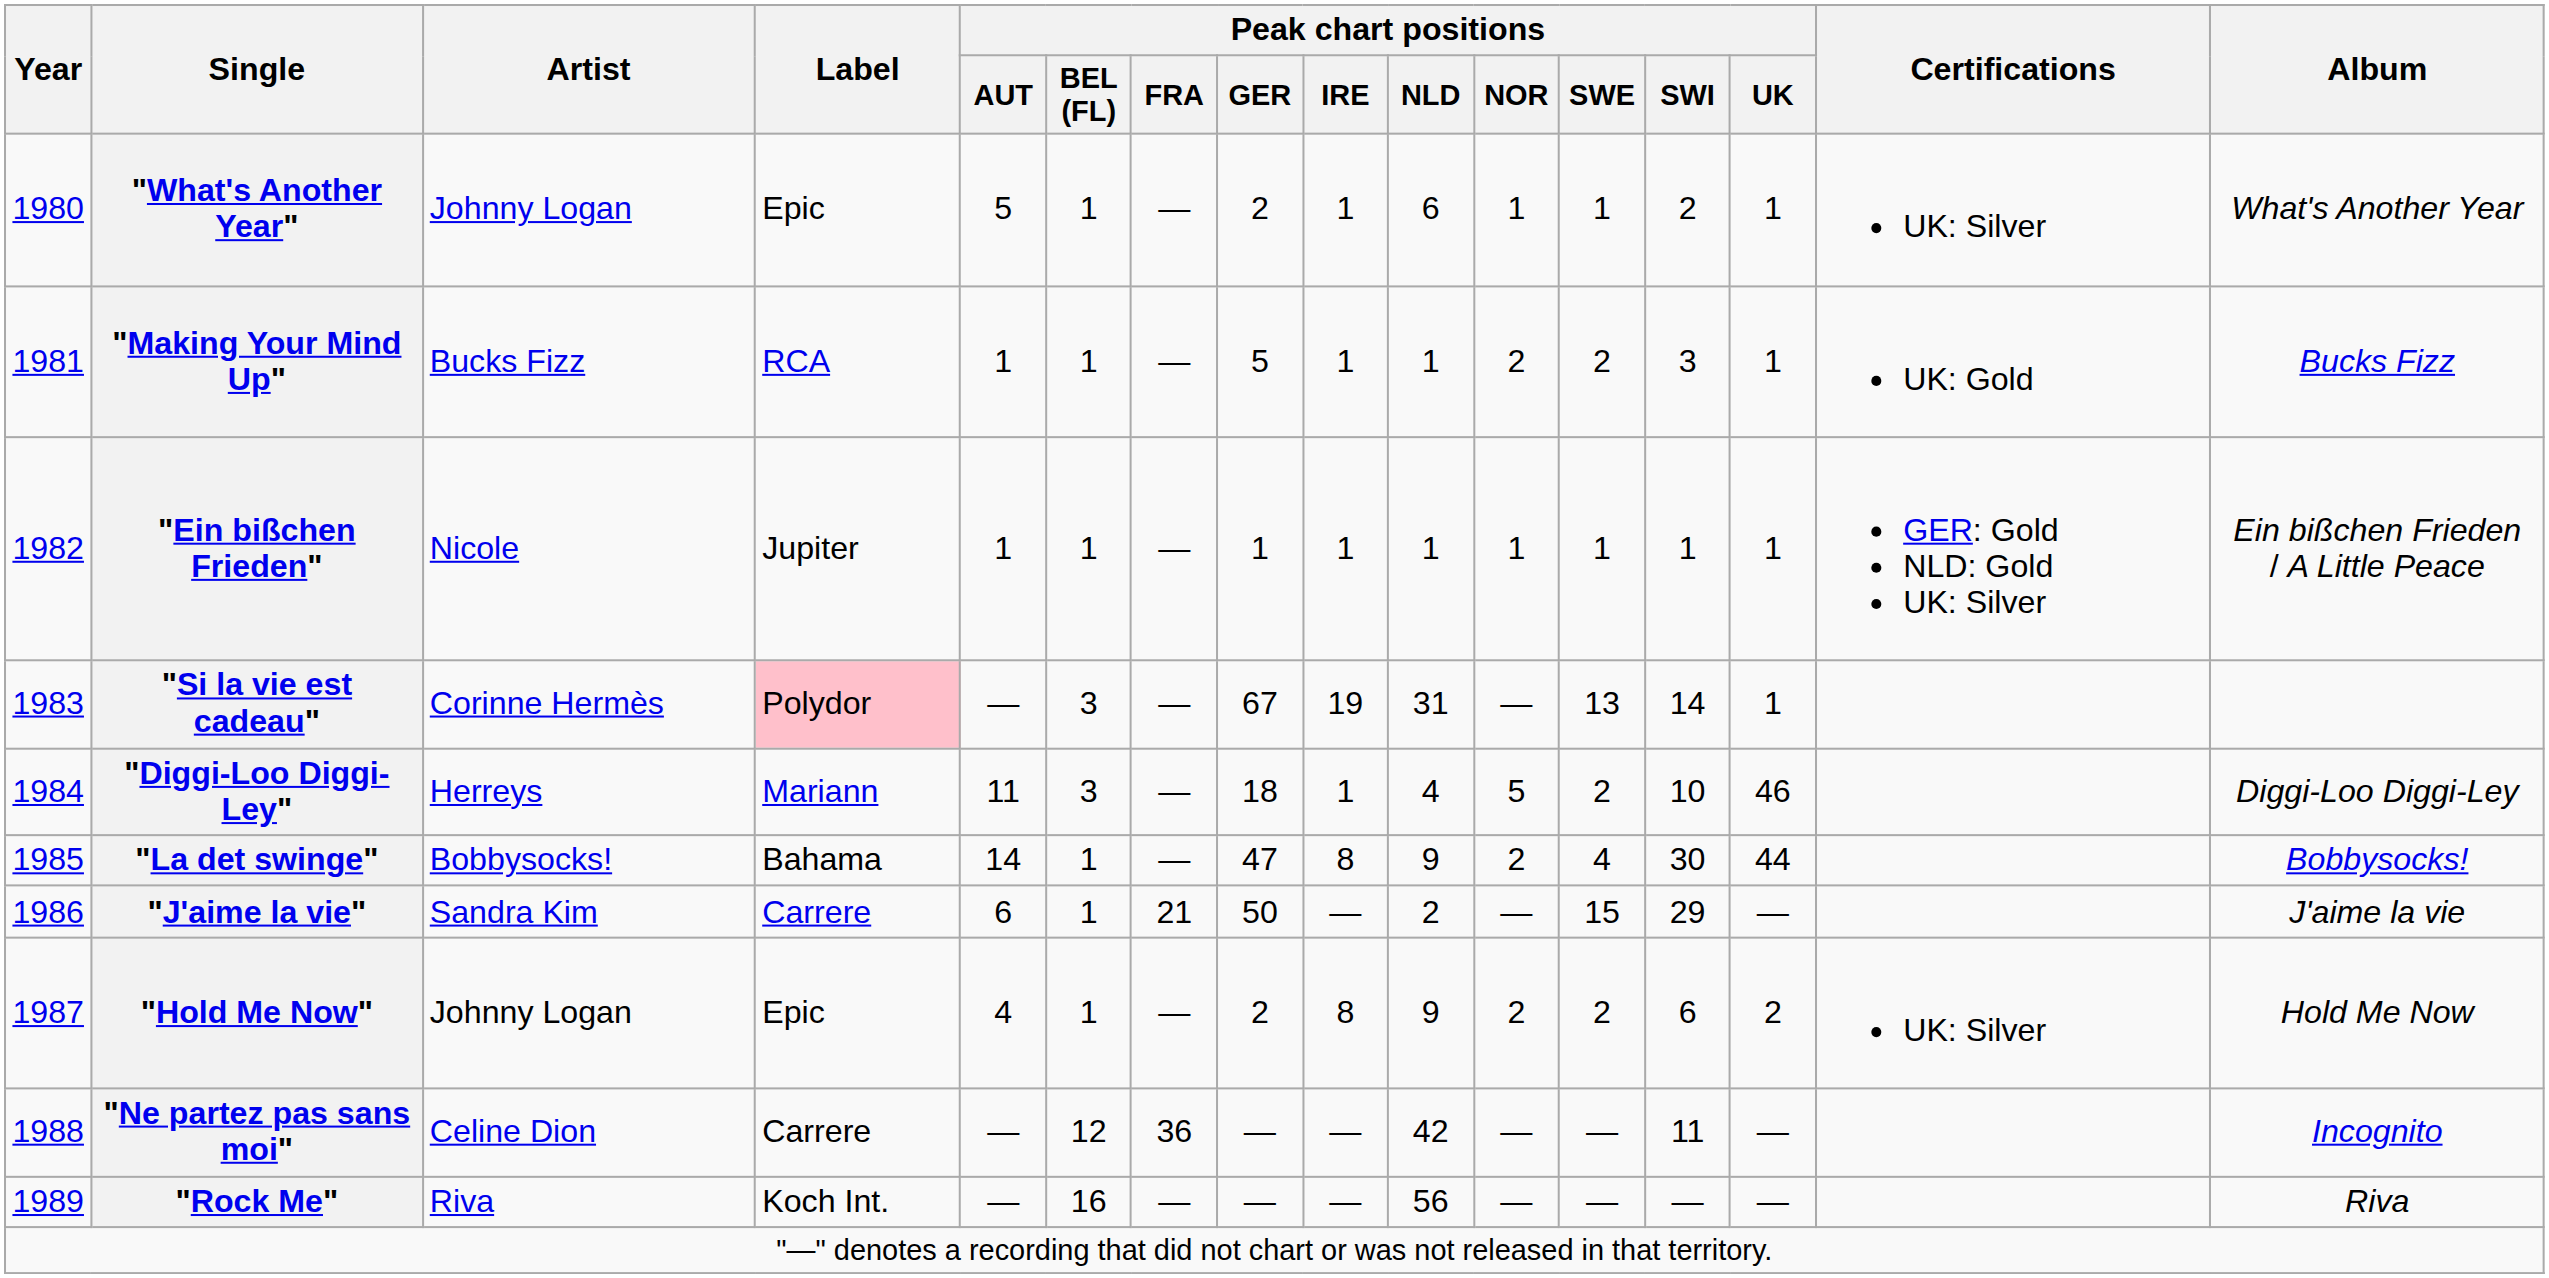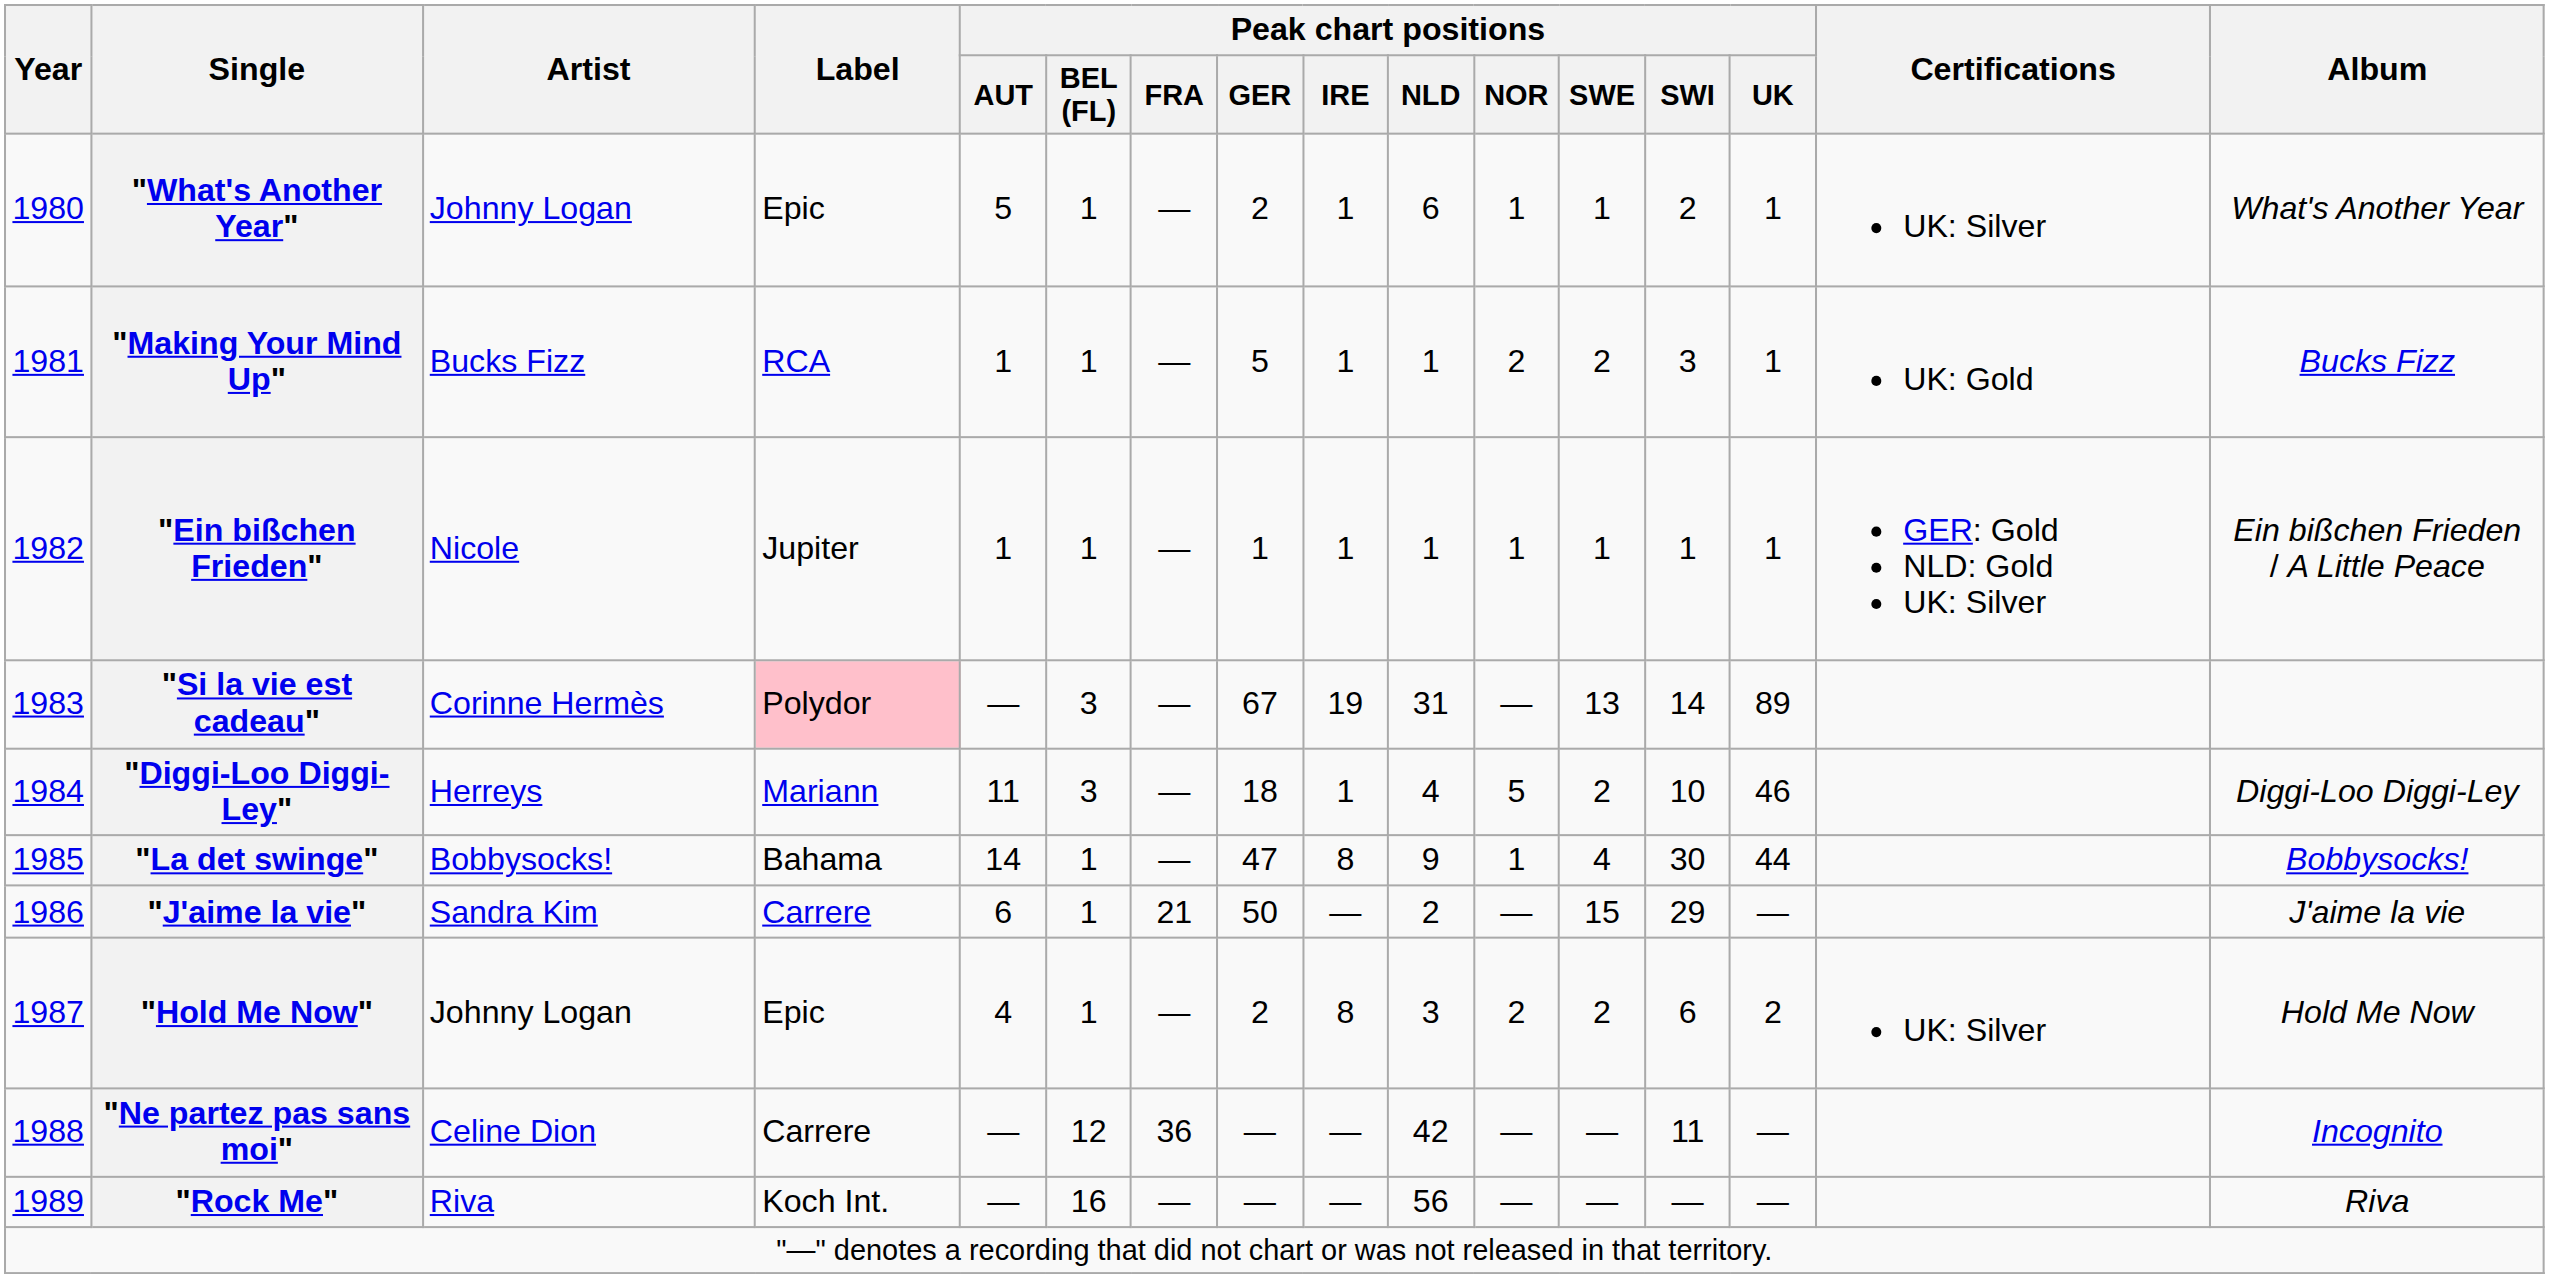(1773, 703) 1 -> (1773, 703) 89
(1516, 860) 2 -> (1516, 860) 1
(1431, 1012) 9 -> (1431, 1012) 3
